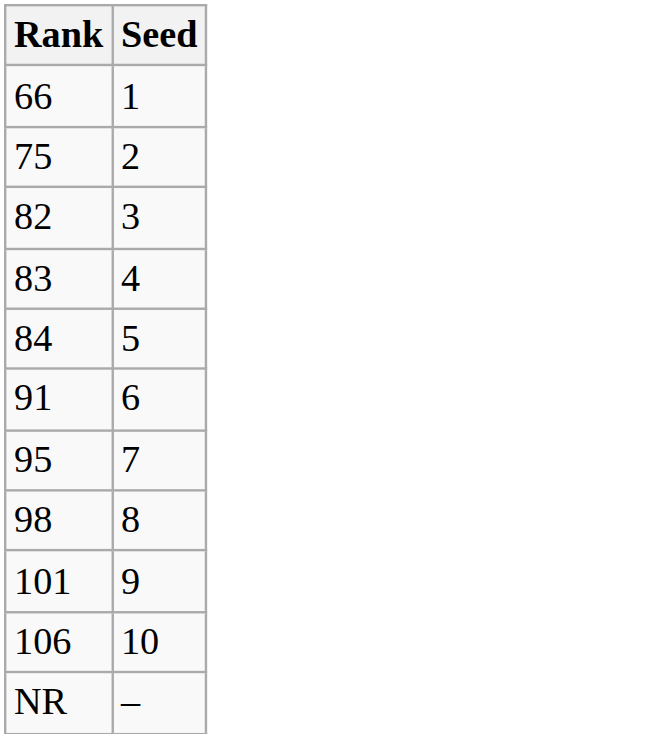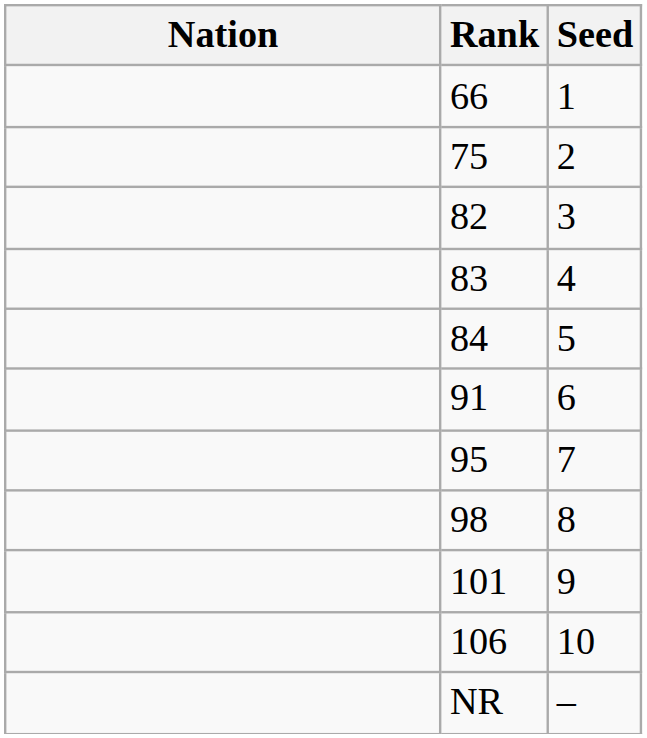+ column: (223, 34)
